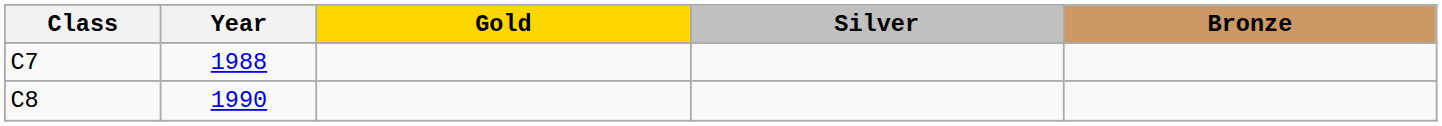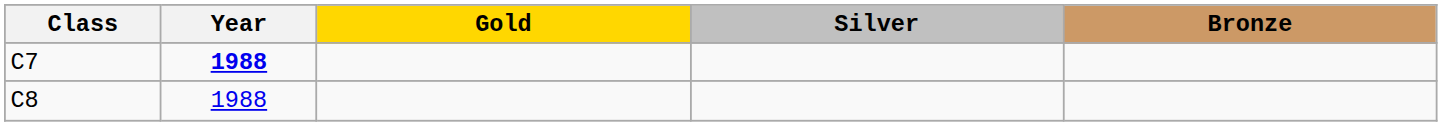(239, 62) normal -> (239, 62) bold
(239, 101) 1990 -> (239, 101) 1988
